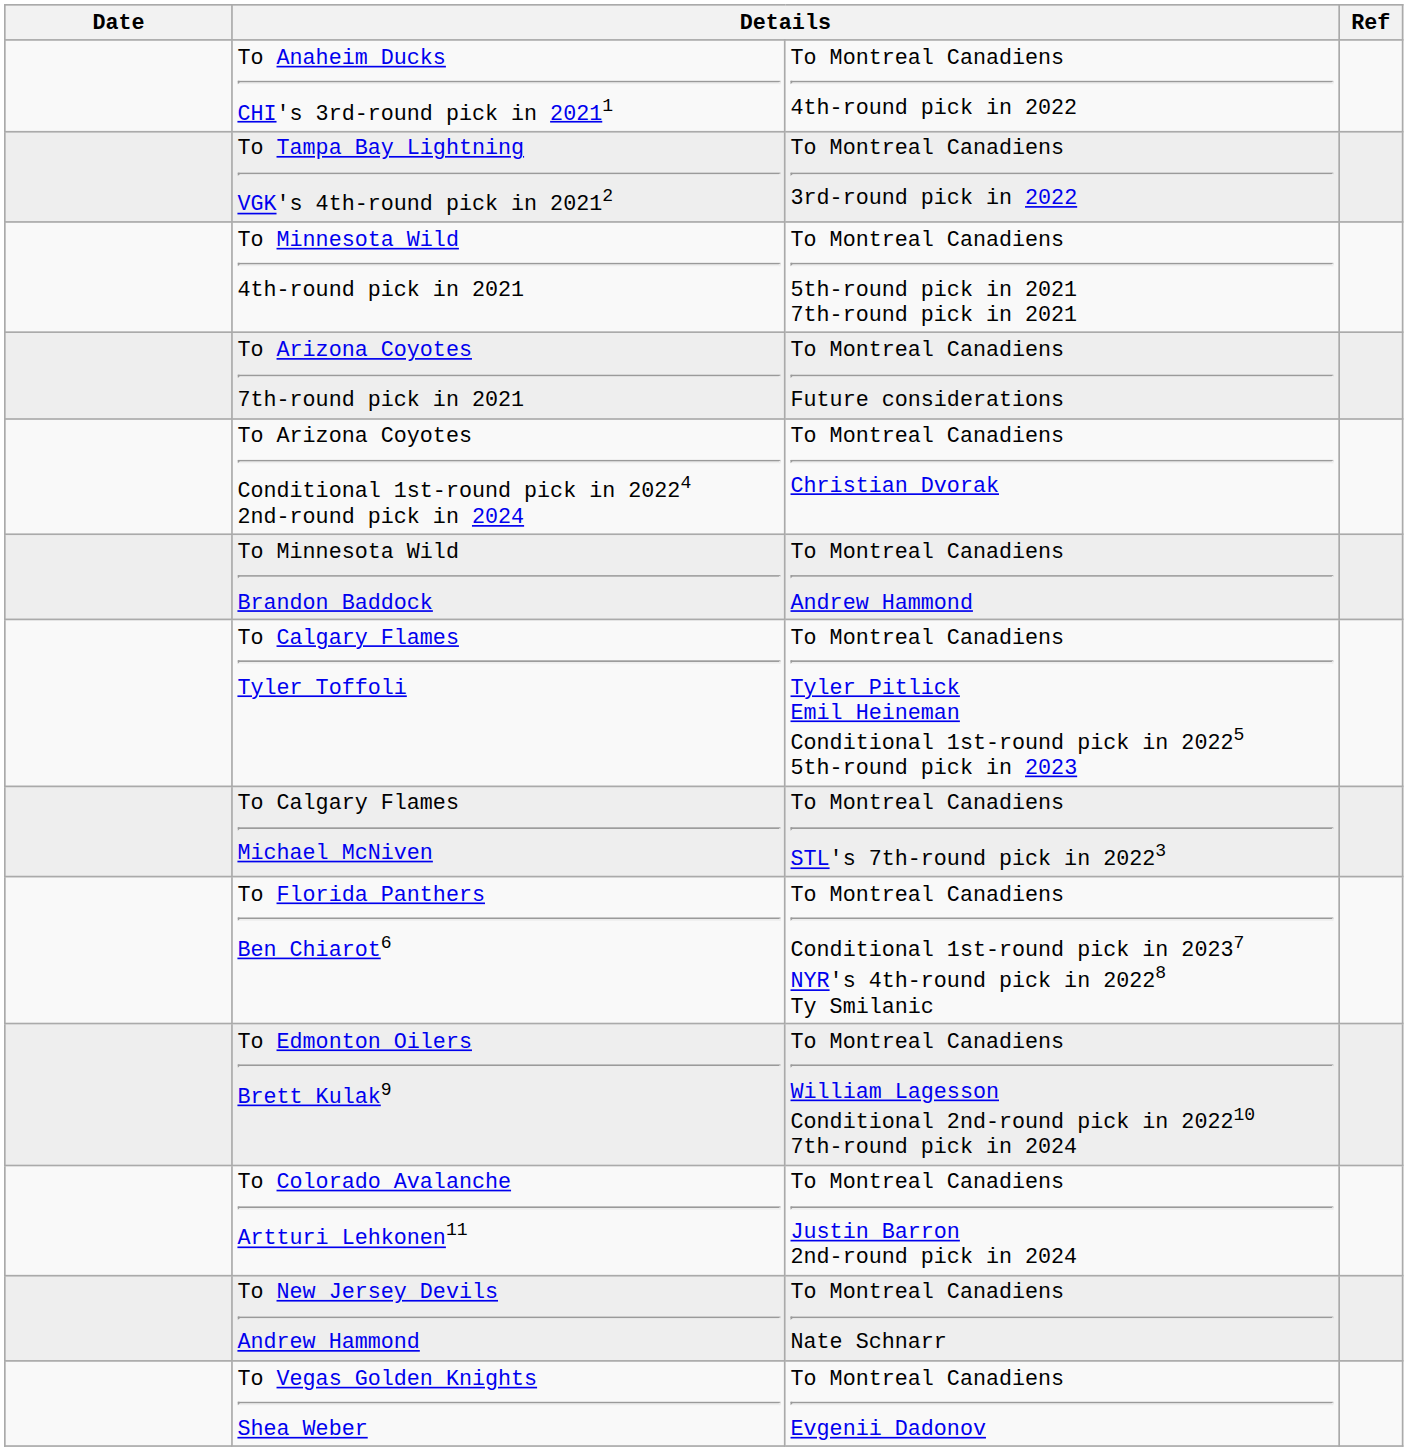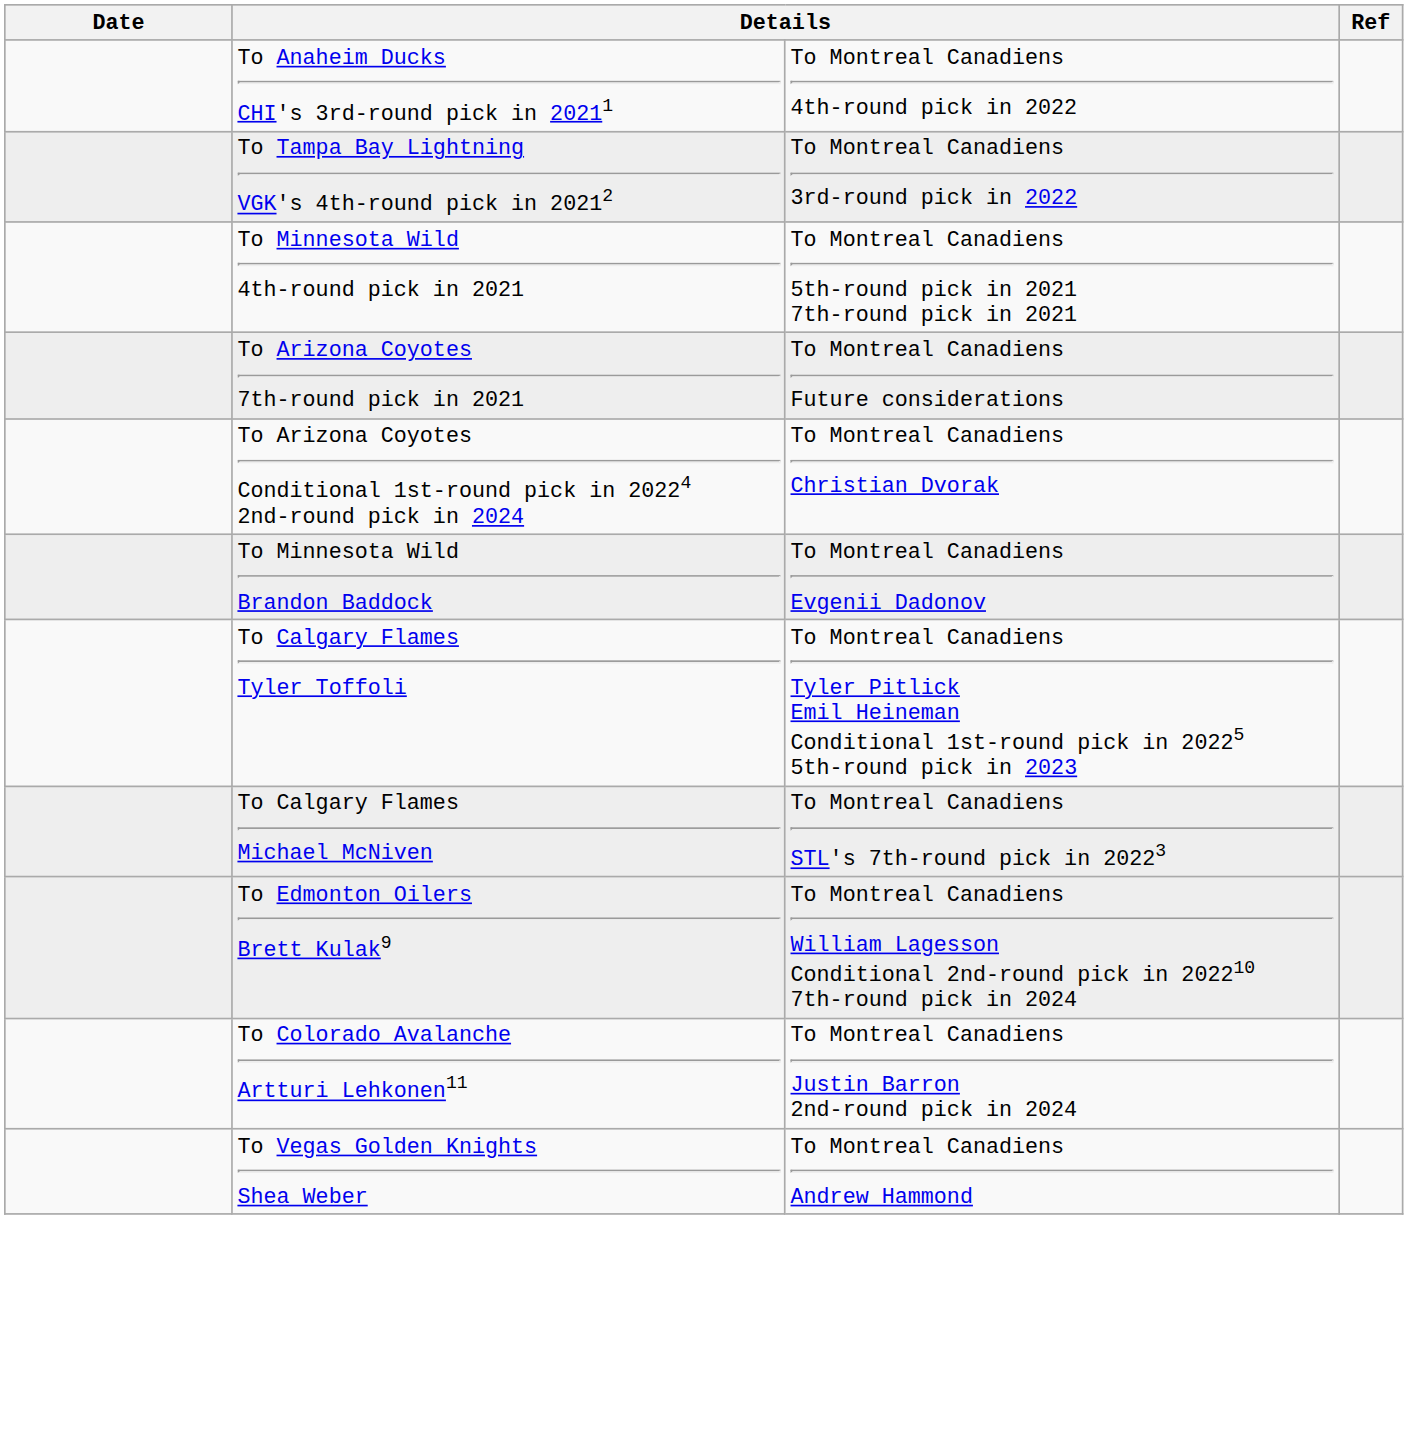(1062, 577) To Montreal Canadiens Andrew Hammond -> (1062, 577) To Montreal Canadiens Evgenii Dadonov
- row: (509, 923)
- row: (509, 1318)
(1062, 1404) To Montreal Canadiens Evgenii Dadonov -> (1062, 1172) To Montreal Canadiens Andrew Hammond
